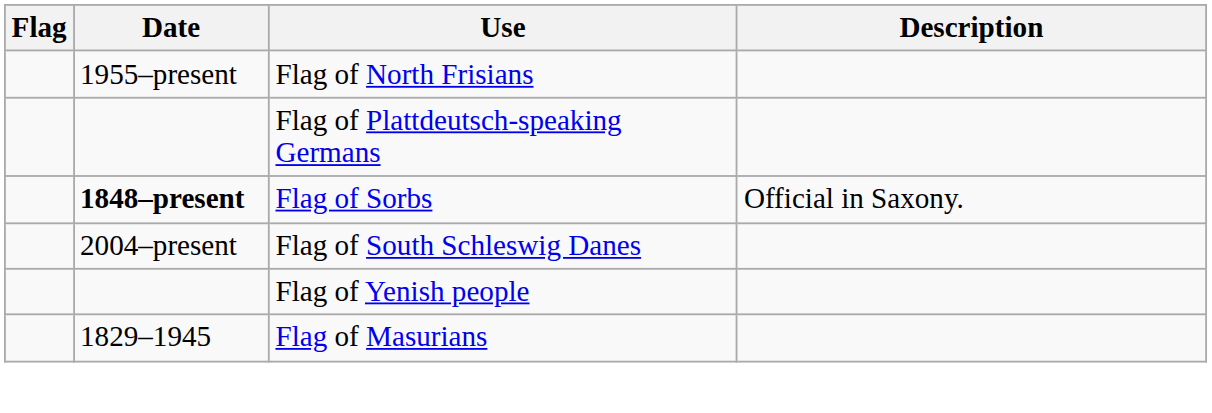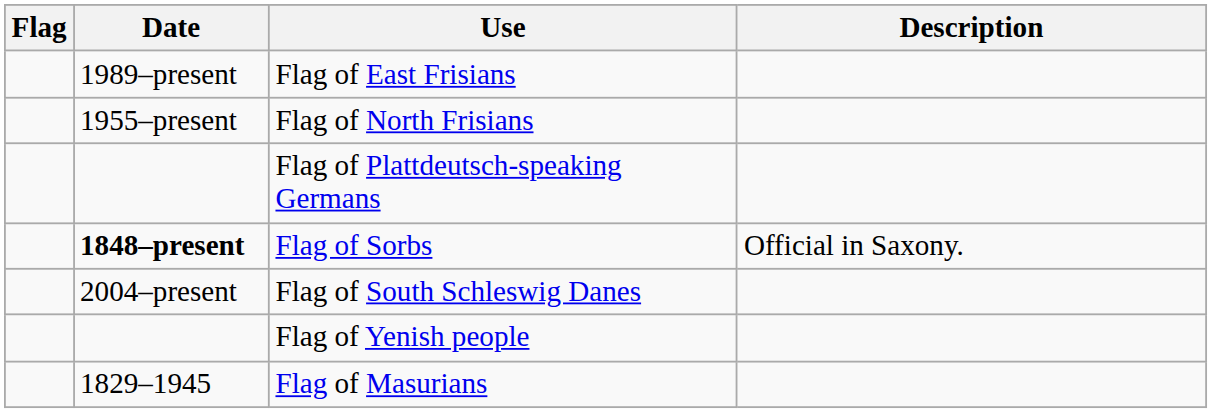+ row: (396, 73)
